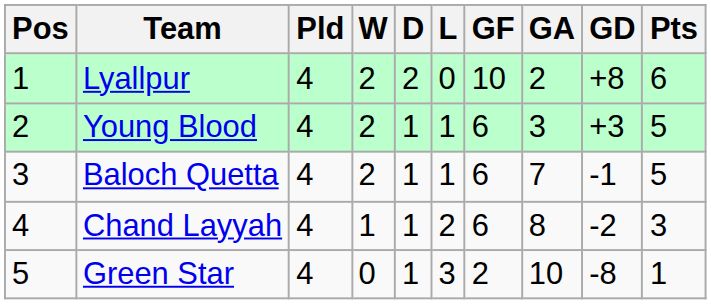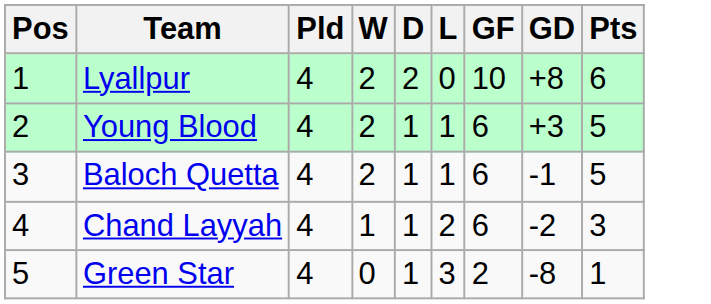- column: (552, 28)
